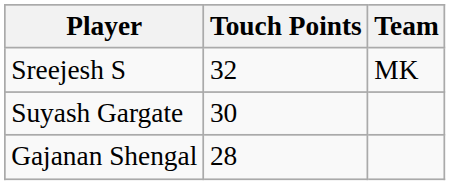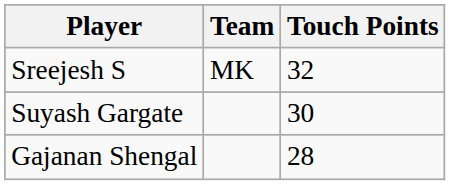columns swapped: (407, 26) <-> (286, 26)
